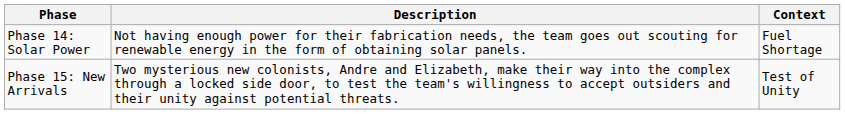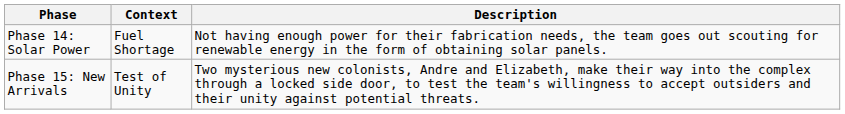columns swapped: (799, 15) <-> (435, 15)
